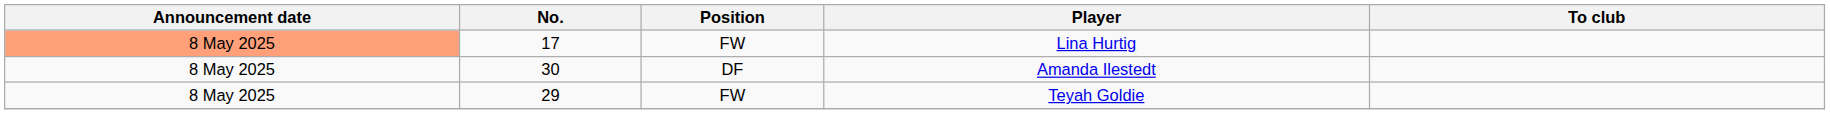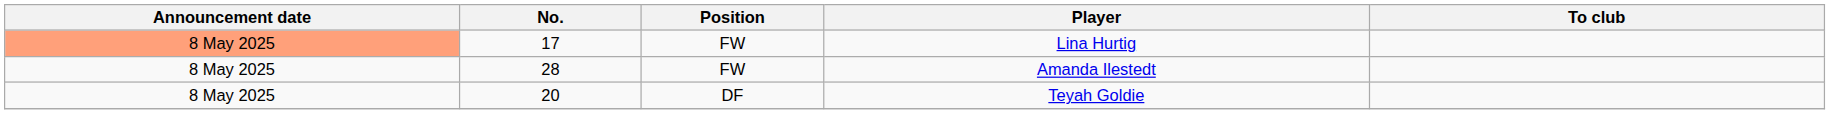(550, 69) 30 -> (550, 69) 28
(732, 69) DF -> (732, 69) FW
(550, 95) 29 -> (550, 95) 20
(732, 95) FW -> (732, 95) DF
